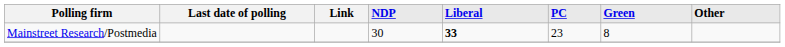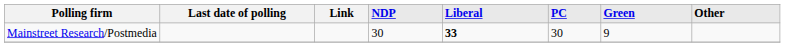(557, 32) 23 -> (557, 32) 30
(606, 32) 8 -> (606, 32) 9
